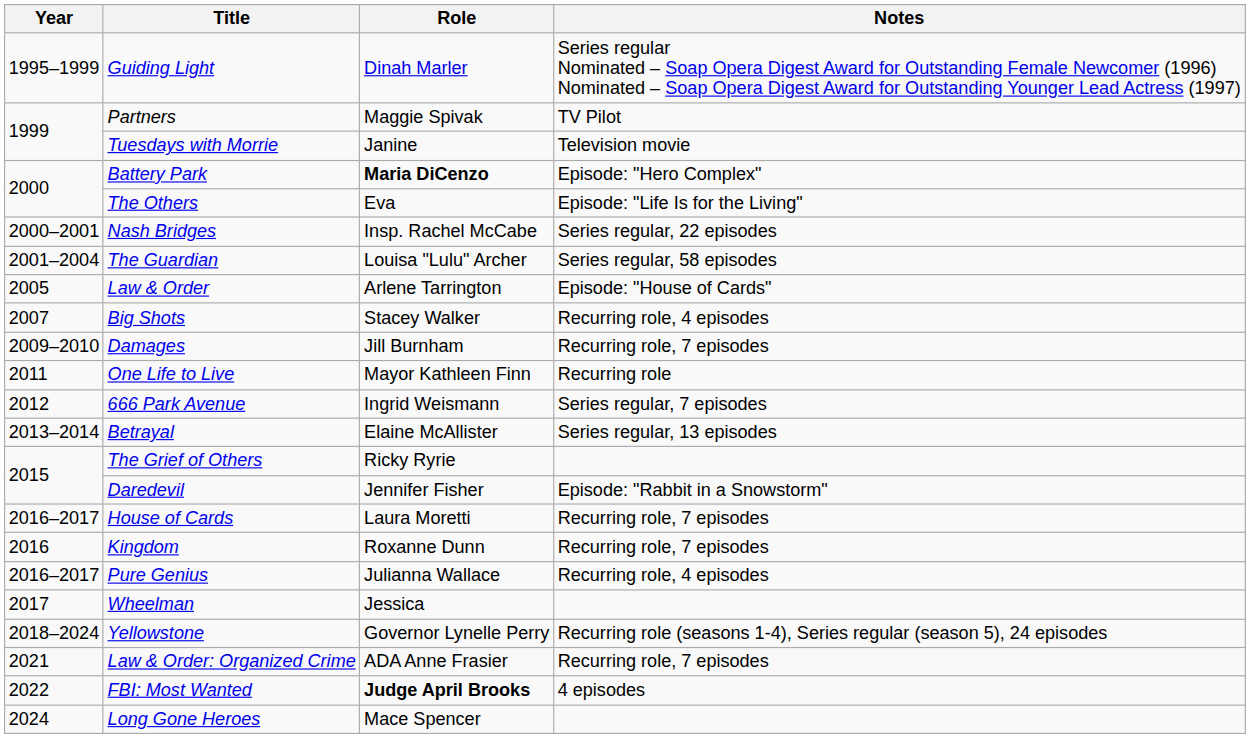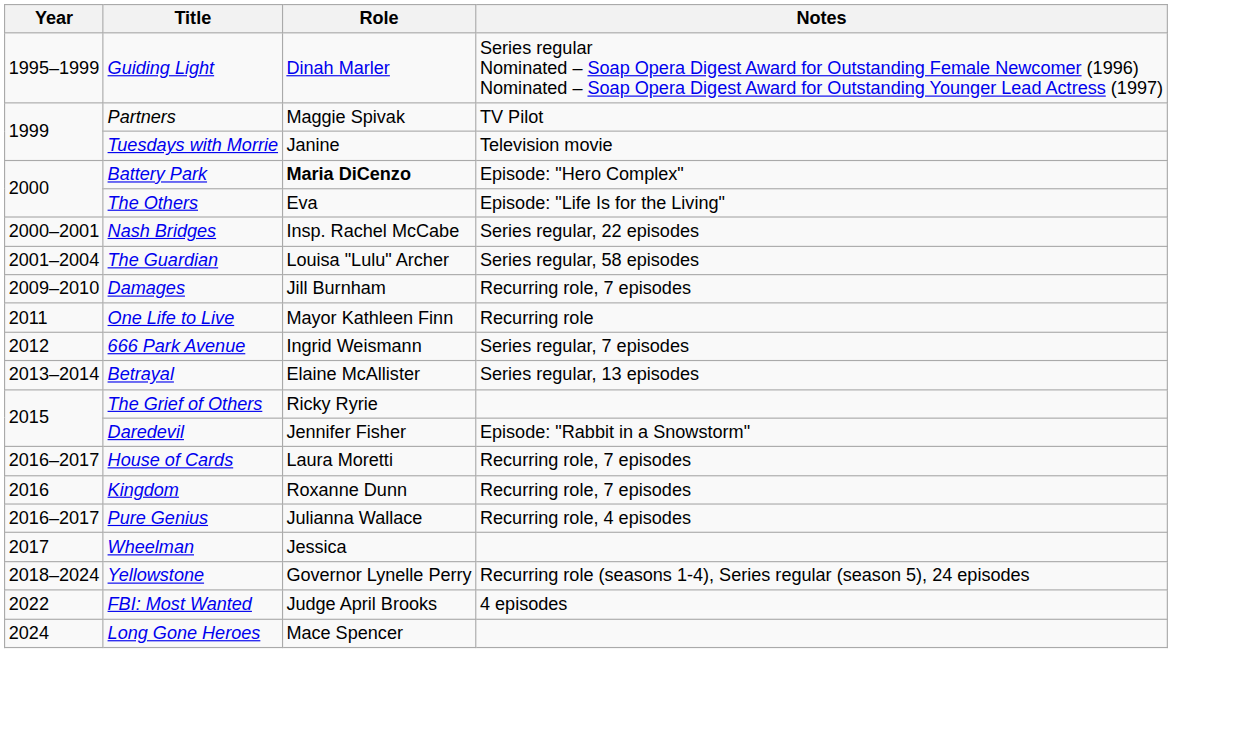- row: (158, 288)
- row: (146, 317)
- row: (232, 661)
(447, 690) bold -> (362, 604) normal
